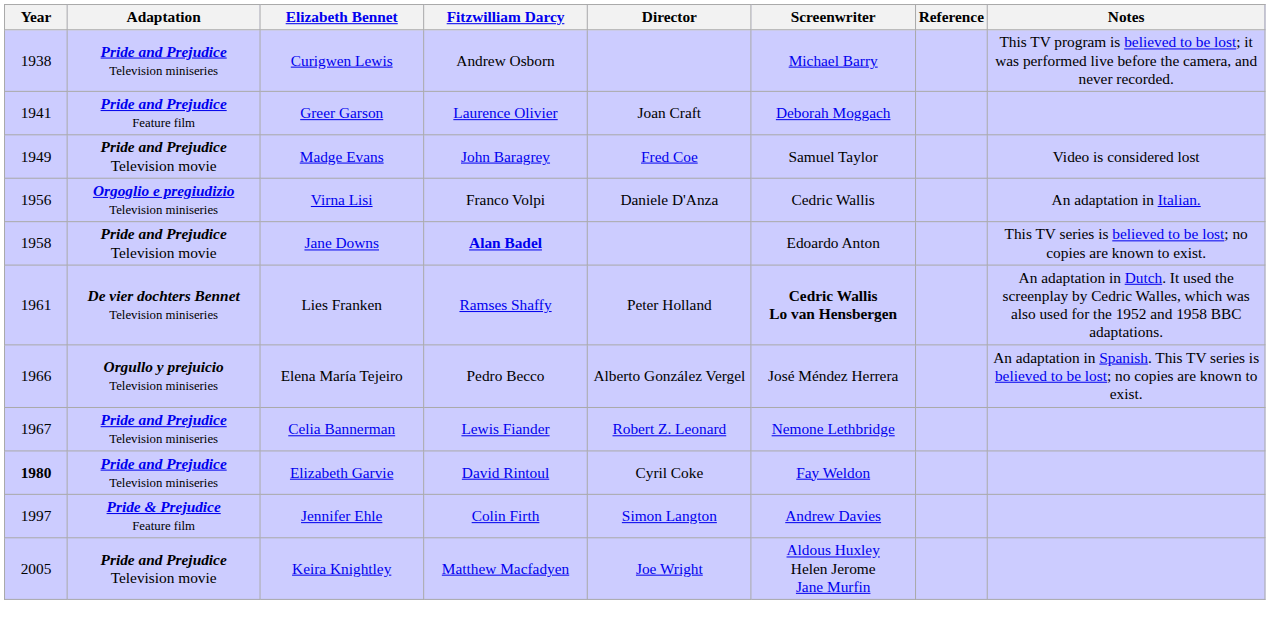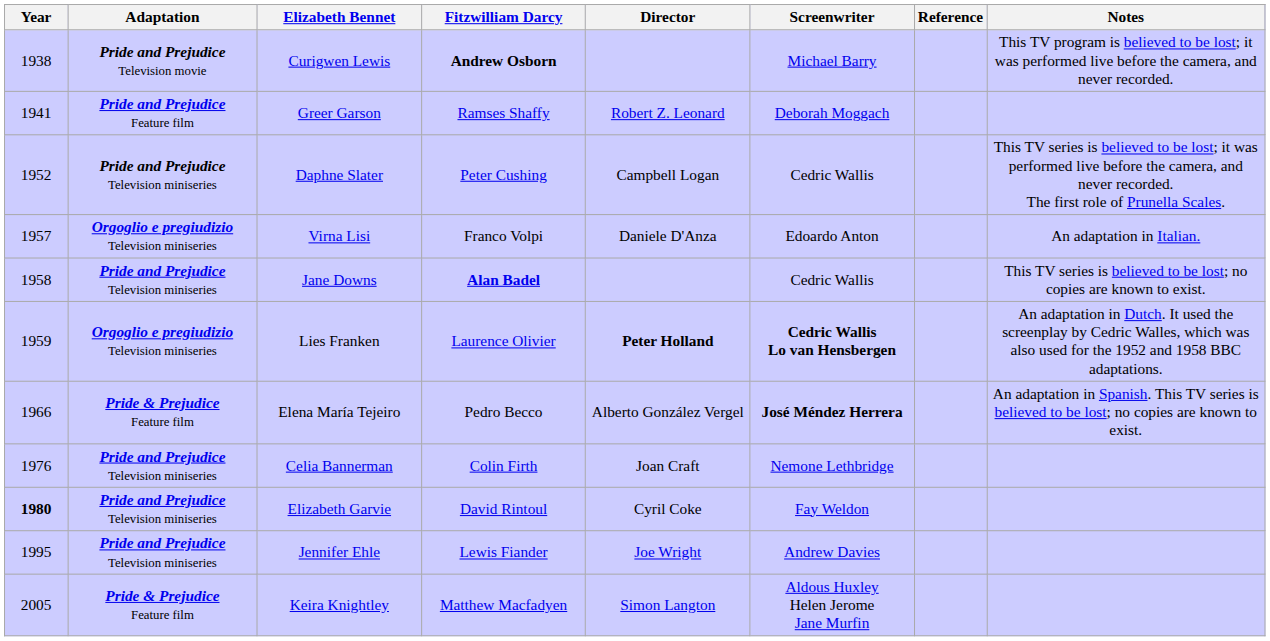(164, 60) Pride and Prejudice Television miniseries -> (162, 60) Pride and Prejudice Television movie
(506, 60) normal -> (504, 60) bold
(506, 113) Laurence Olivier -> (504, 113) Ramses Shaffy
(669, 113) Joan Craft -> (668, 113) Robert Z. Leonard
- row: (342, 156)
+ row: (339, 175)
(36, 200) 1956 -> (36, 236) 1957
(833, 200) Cedric Wallis -> (832, 236) Edoardo Anton
(164, 243) Pride and Prejudice Television movie -> (162, 280) Pride and Prejudice Television miniseries
(833, 243) Edoardo Anton -> (832, 280) Cedric Wallis
(36, 305) 1961 -> (36, 341) 1959
(164, 305) De vier dochters Bennet Television miniseries -> (162, 341) Orgoglio e pregiudizio Television miniseries
(506, 305) Ramses Shaffy -> (504, 341) Laurence Olivier
(669, 305) normal -> (668, 341) bold
(164, 376) Orgullo y prejuicio Television miniseries -> (162, 412) Pride & Prejudice Feature film
(833, 376) normal -> (832, 412) bold
(36, 428) 1967 -> (36, 465) 1976
(506, 428) Lewis Fiander -> (504, 465) Colin Firth
(669, 428) Robert Z. Leonard -> (668, 465) Joan Craft
(36, 515) 1997 -> (36, 552) 1995
(164, 515) Pride & Prejudice Feature film -> (162, 552) Pride and Prejudice Television miniseries
(506, 515) Colin Firth -> (504, 552) Lewis Fiander
(669, 515) Simon Langton -> (668, 552) Joe Wright
(164, 568) Pride and Prejudice Television movie -> (162, 604) Pride & Prejudice Feature film
(669, 568) Joe Wright -> (668, 604) Simon Langton
